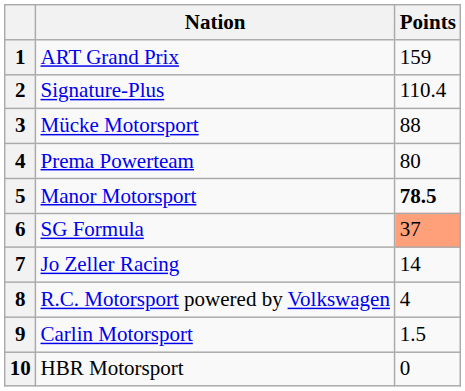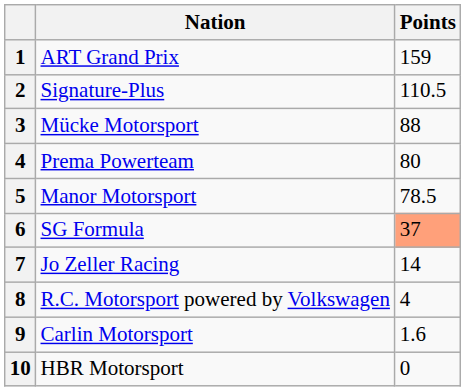(423, 91) 110.4 -> (423, 91) 110.5
(418, 195) bold -> (418, 195) normal
(413, 334) 1.5 -> (413, 334) 1.6
